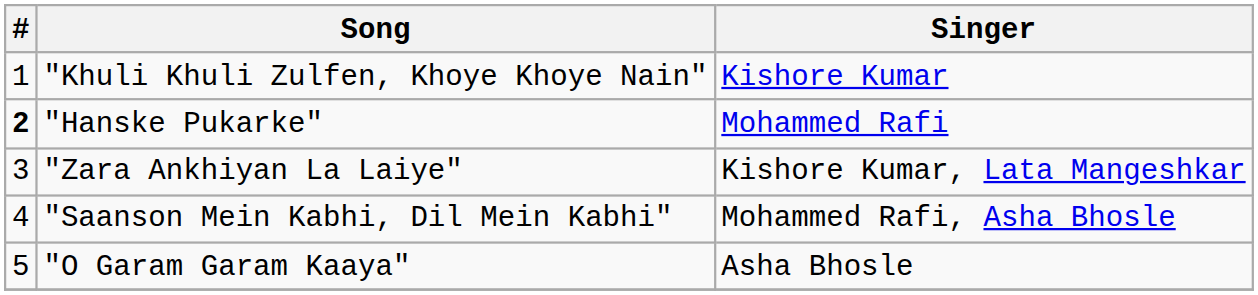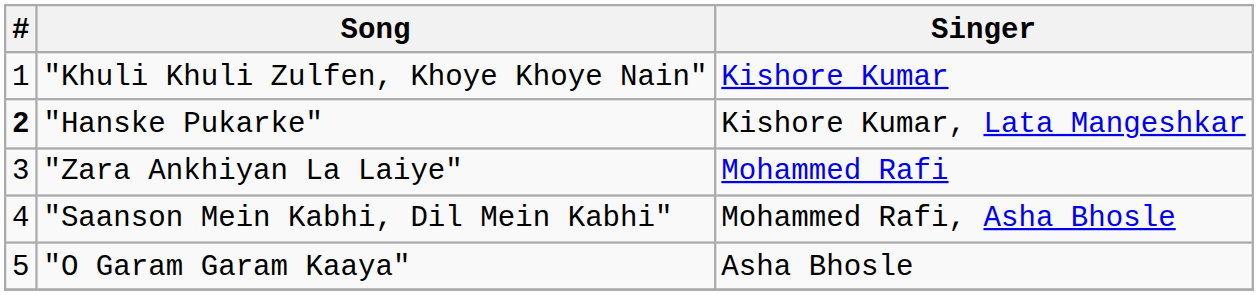(835, 124) Mohammed Rafi -> (983, 124) Kishore Kumar, Lata Mangeshkar
(983, 171) Kishore Kumar, Lata Mangeshkar -> (835, 171) Mohammed Rafi
